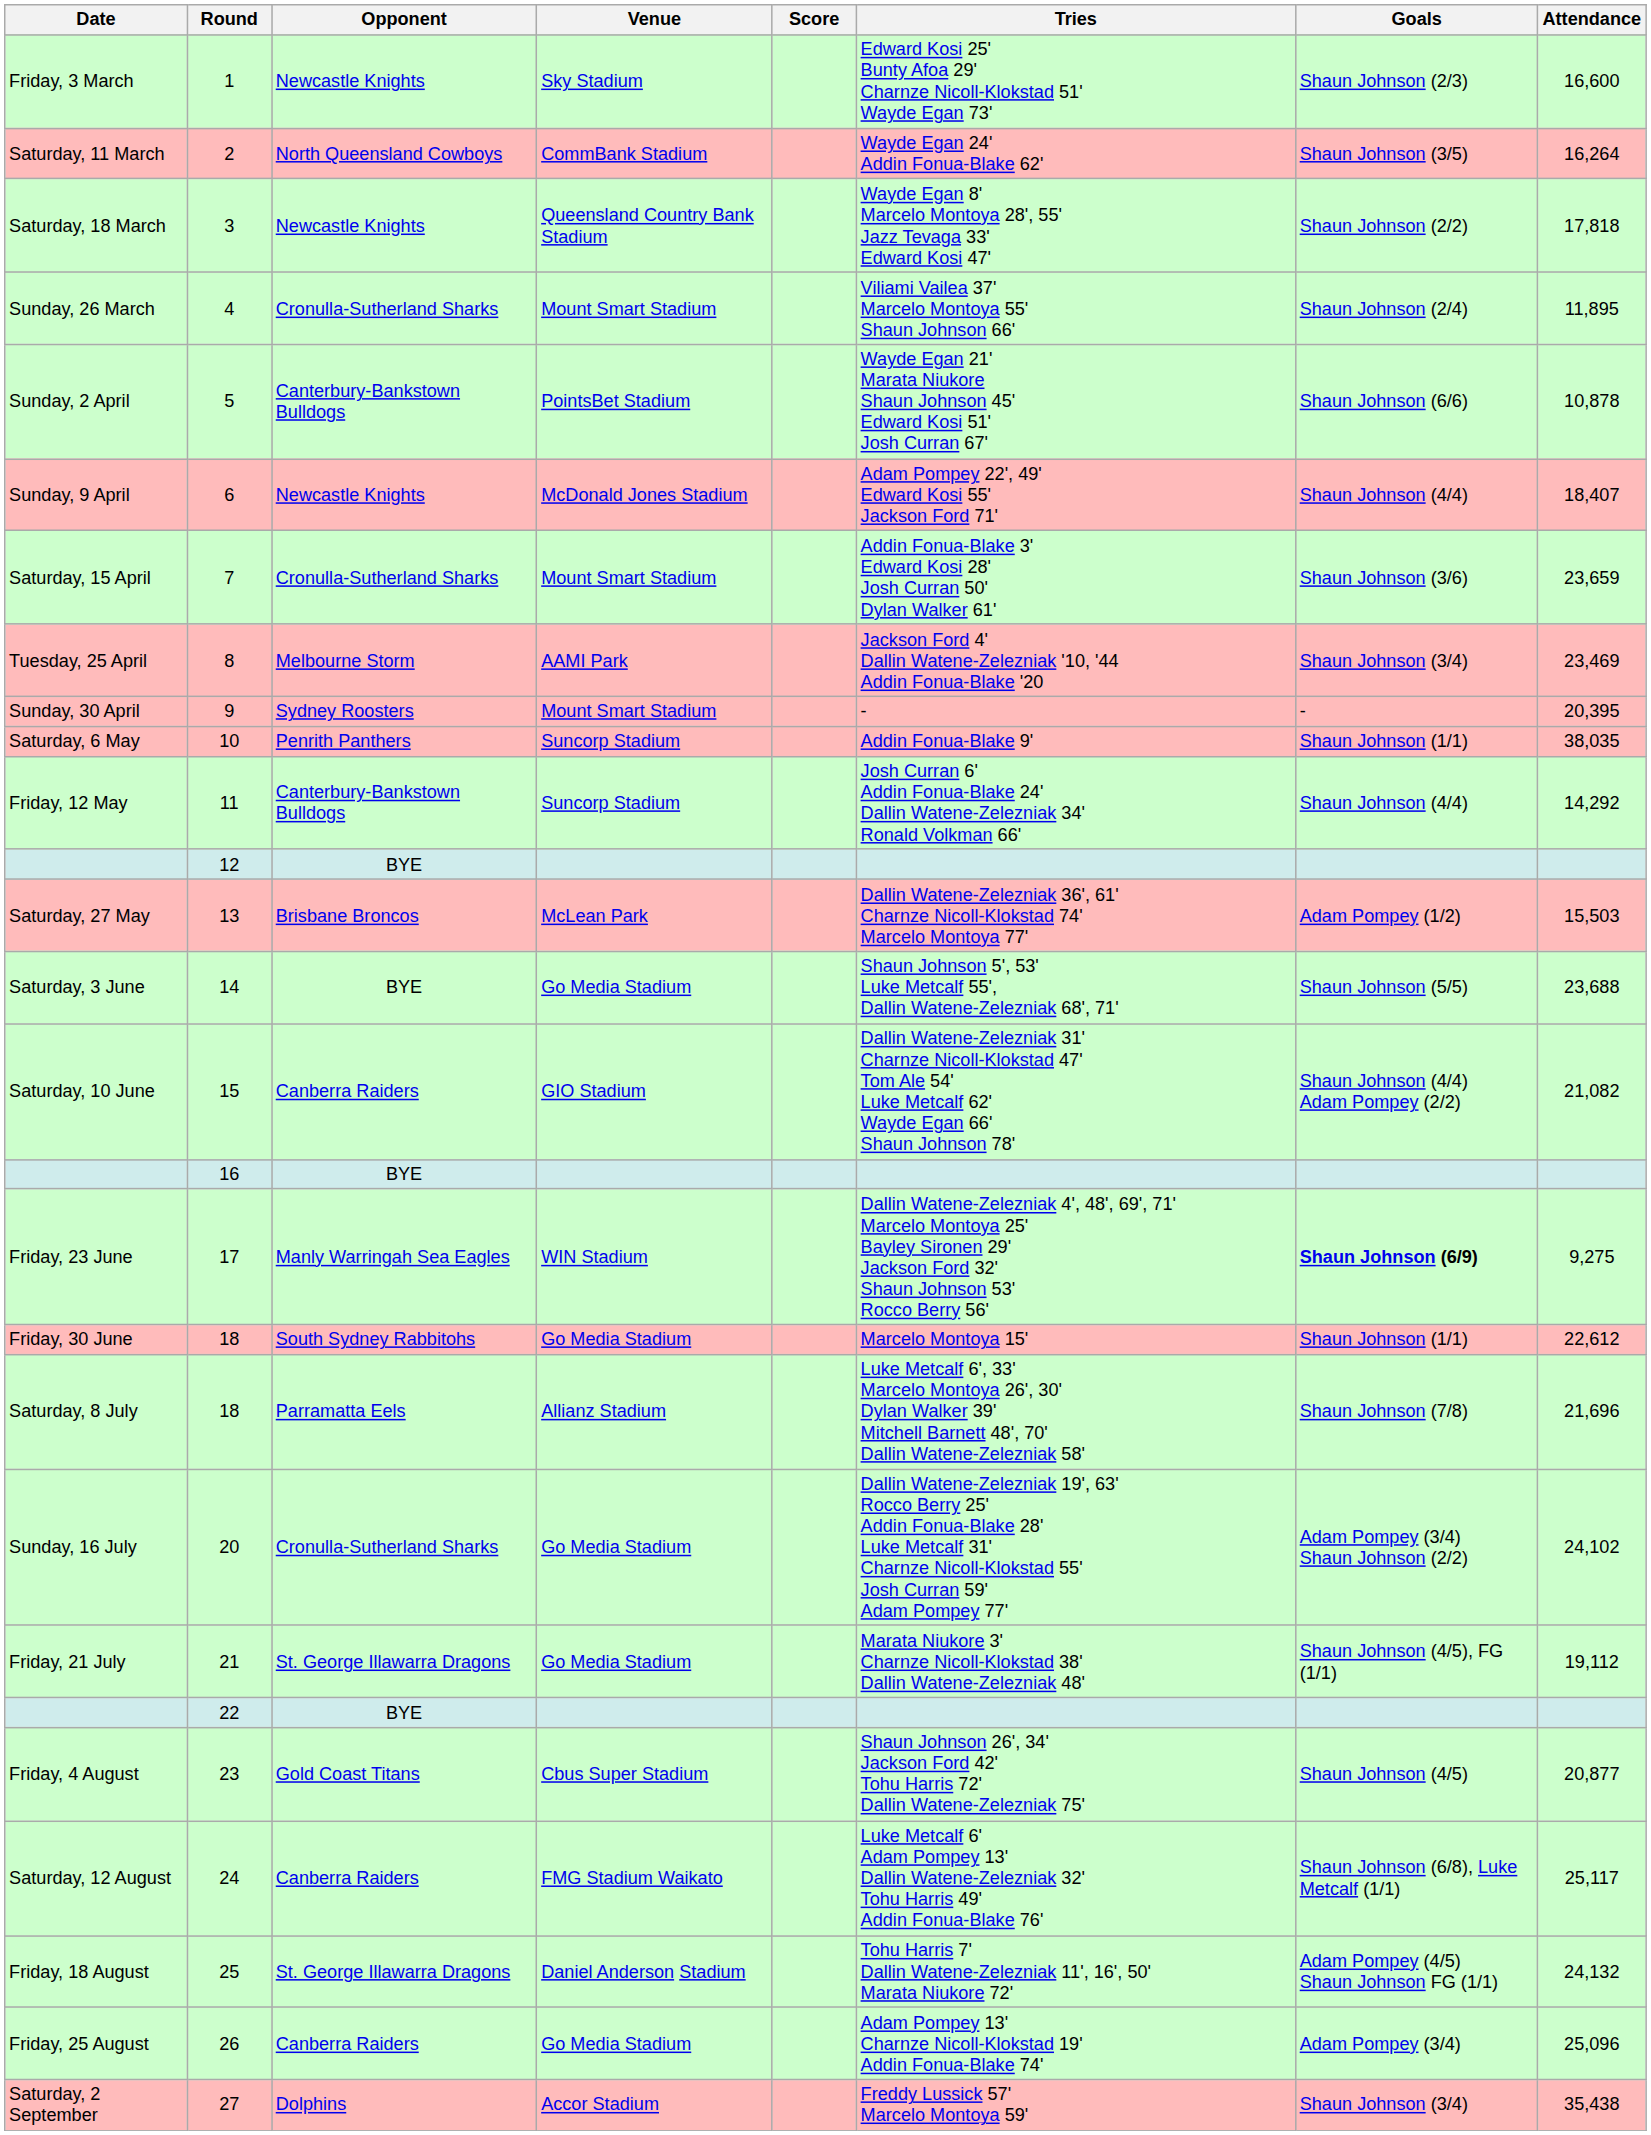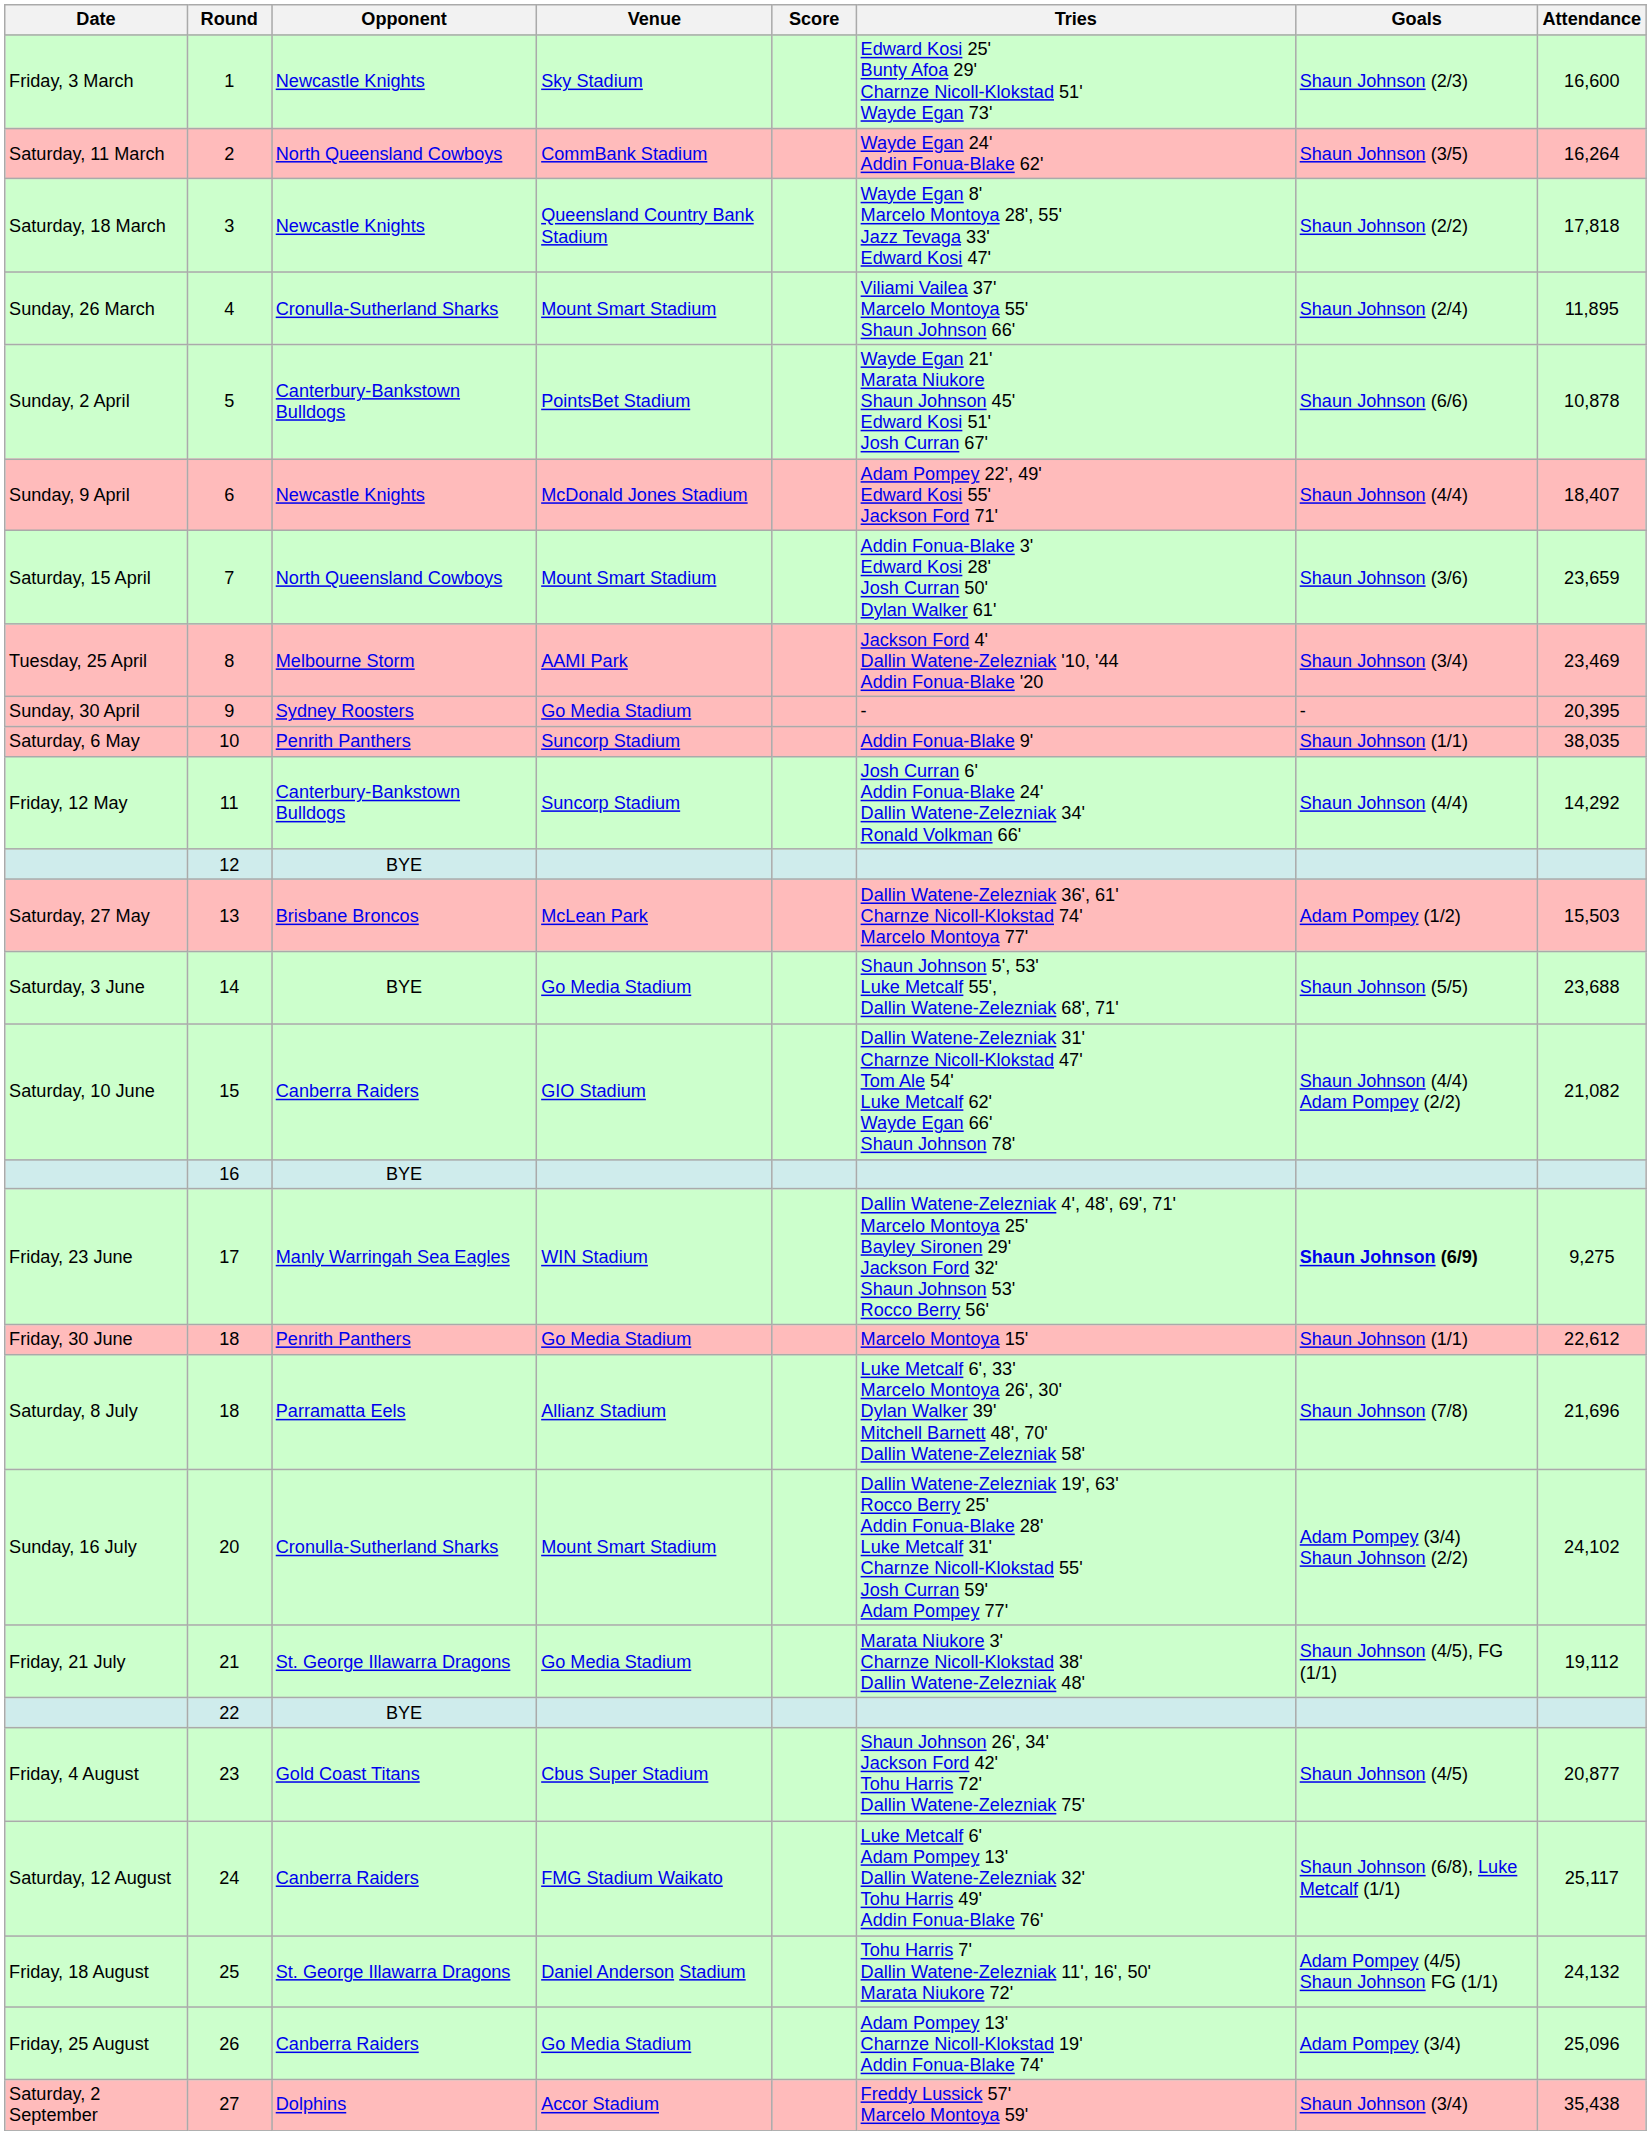(387, 578) Cronulla-Sutherland Sharks -> (389, 578) North Queensland Cowboys
(629, 711) Mount Smart Stadium -> (616, 711) Go Media Stadium
(375, 1340) South Sydney Rabbitohs -> (343, 1340) Penrith Panthers
(616, 1547) Go Media Stadium -> (629, 1547) Mount Smart Stadium
